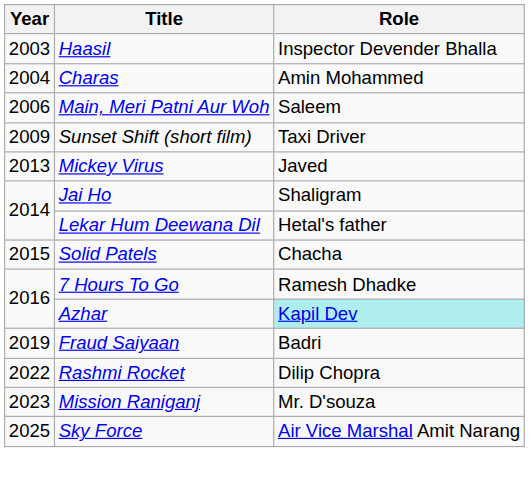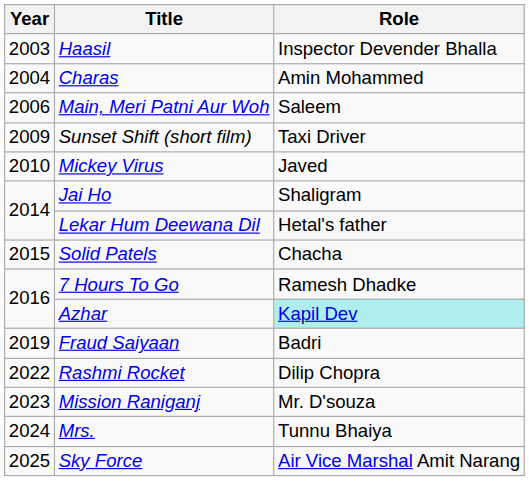(30, 166) 2013 -> (30, 166) 2010
+ row: (77, 431)
